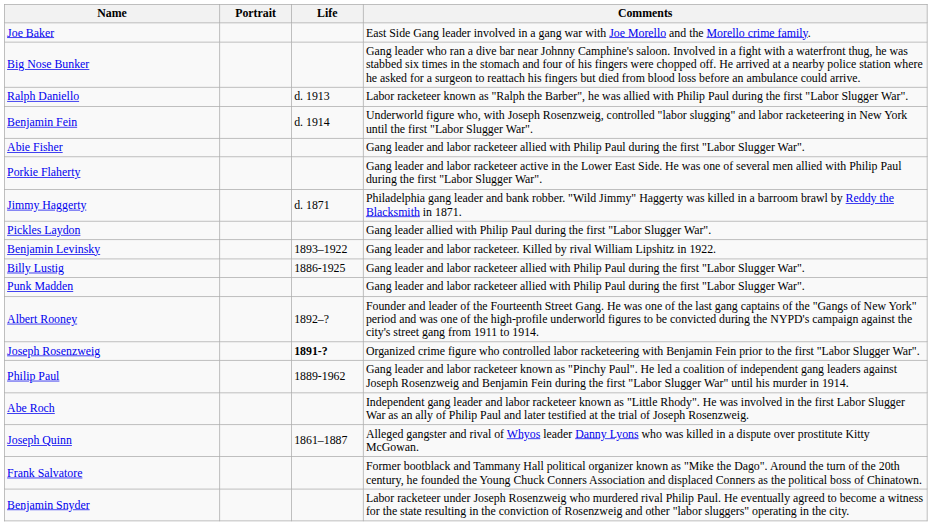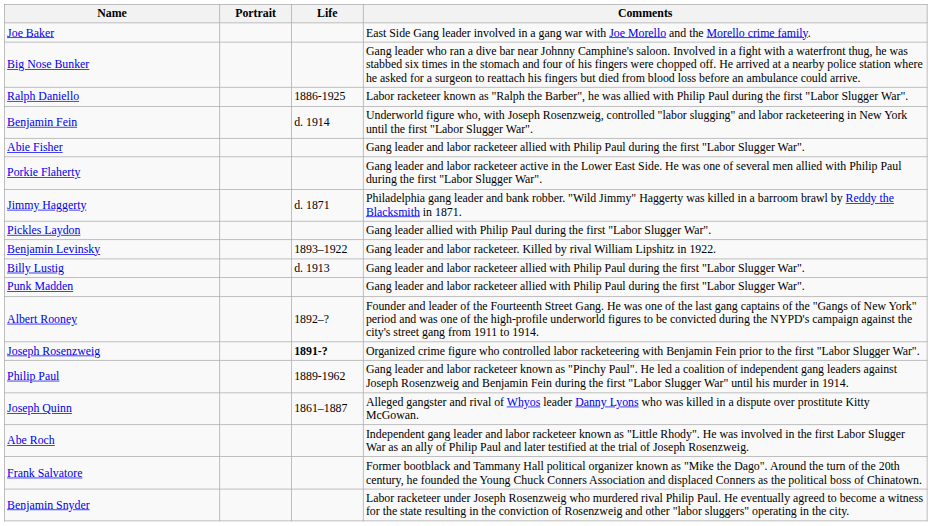(312, 96) d. 1913 -> (320, 96) 1886-1925
(320, 268) 1886-1925 -> (312, 268) d. 1913
rows swapped: (39, 440) <-> (31, 408)
